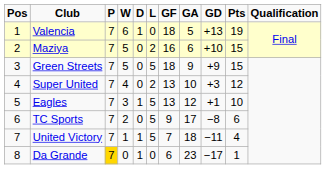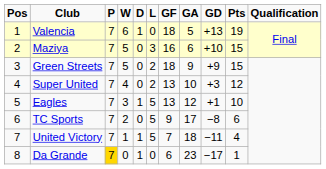(153, 48) 2 -> (153, 48) 3
(153, 66) 5 -> (153, 66) 2
